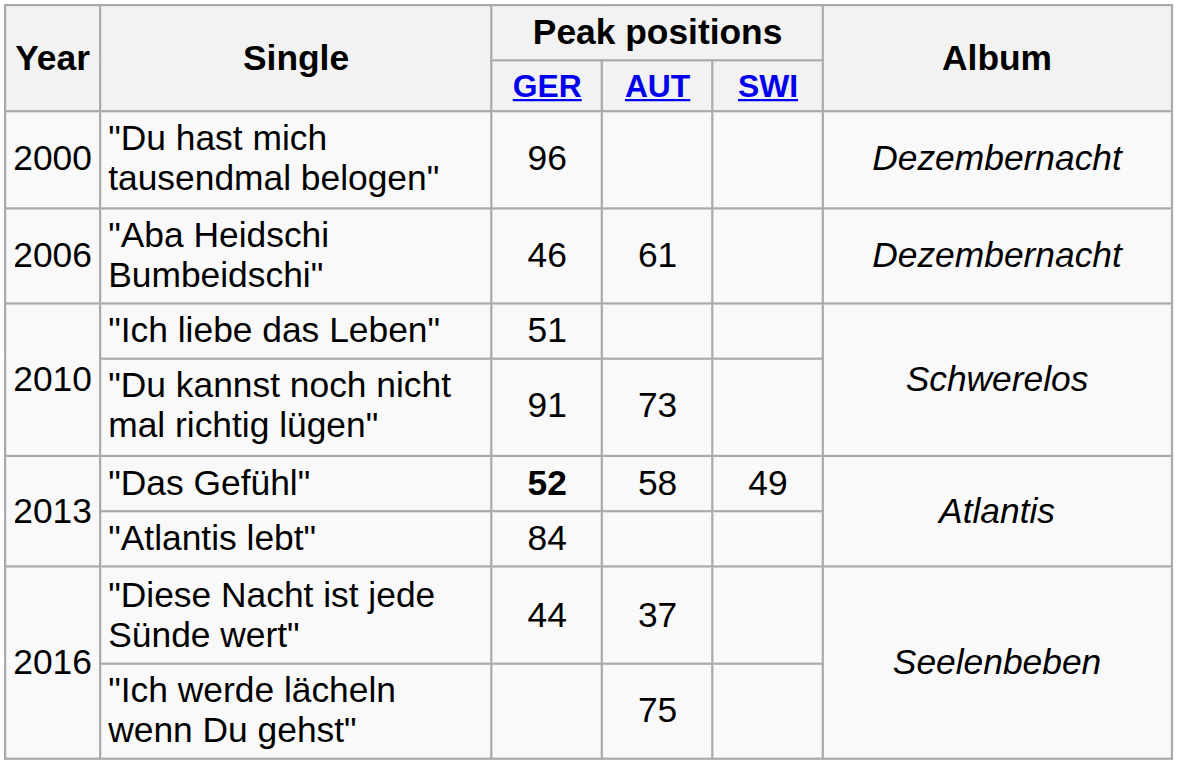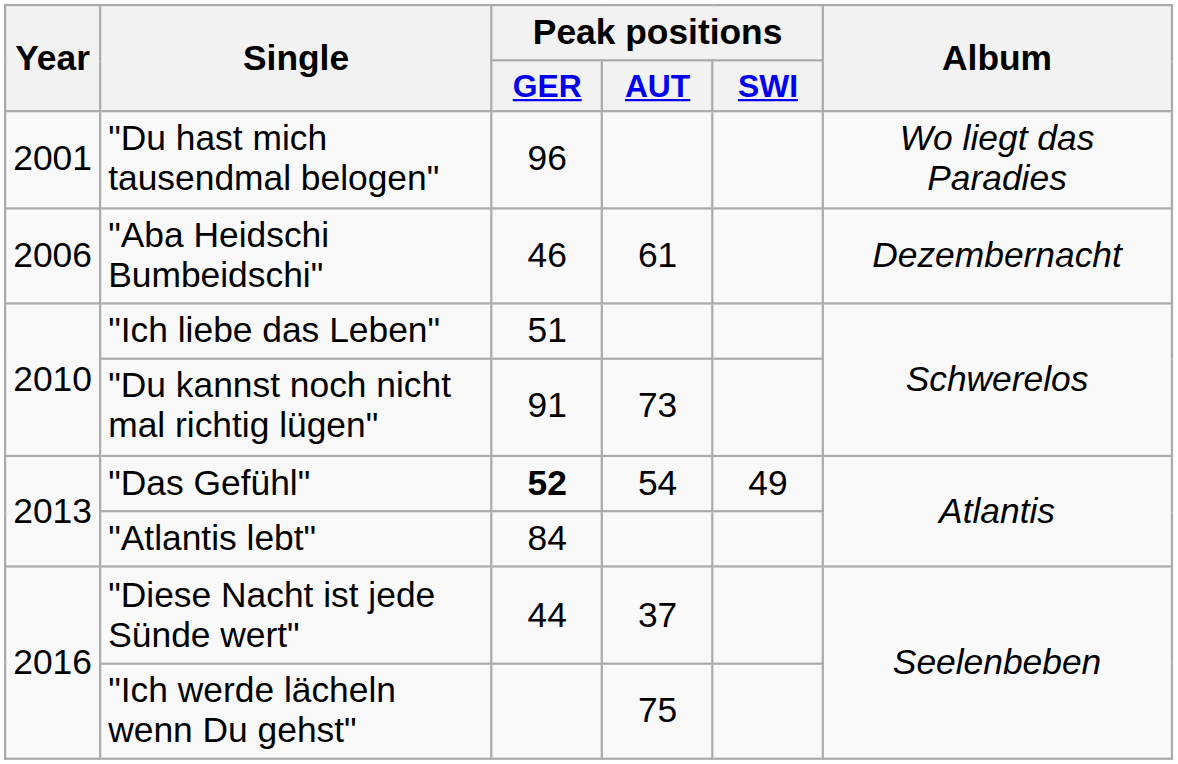(53, 158) 2000 -> (53, 158) 2001
(997, 158) Dezembernacht -> (997, 158) Wo liegt das Paradies
(658, 482) 58 -> (658, 482) 54
